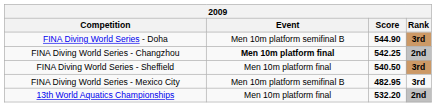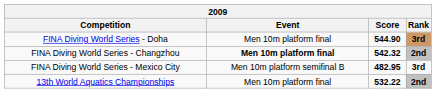(288, 39) Men 10m platform semifinal B -> (288, 39) Men 10m platform final
(387, 53) 542.25 -> (387, 53) 542.32
- row: (105, 67)
(387, 95) 532.20 -> (387, 81) 532.22
